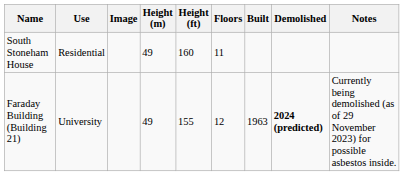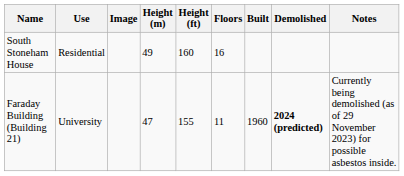(219, 52) 11 -> (219, 52) 16
(147, 121) 49 -> (147, 121) 47
(219, 121) 12 -> (219, 121) 11
(257, 121) 1963 -> (257, 121) 1960
